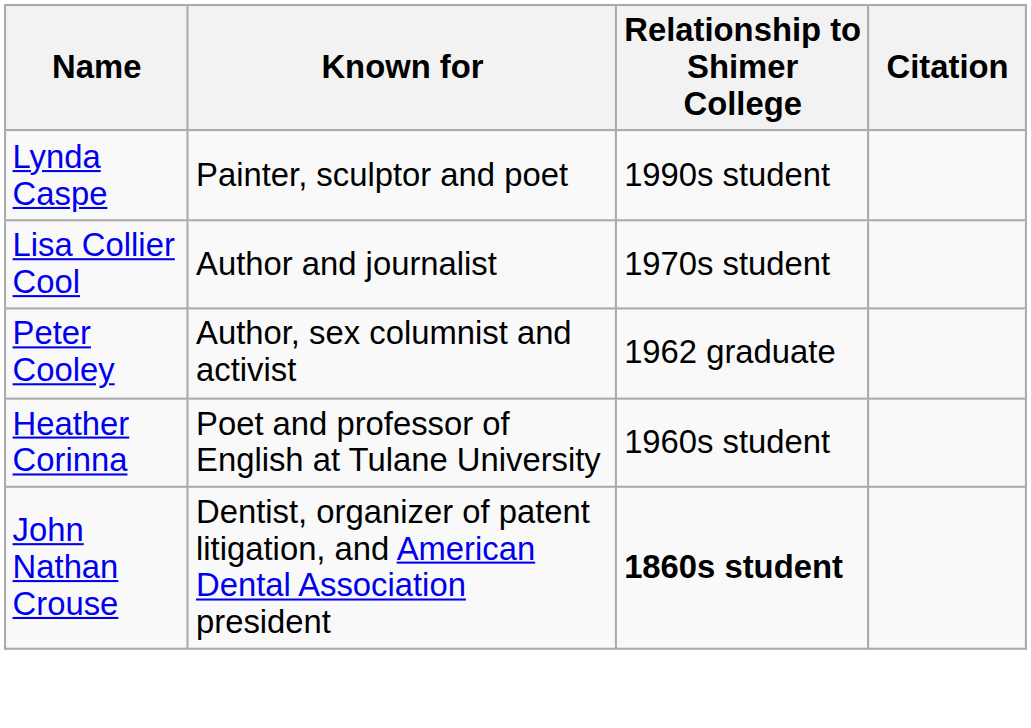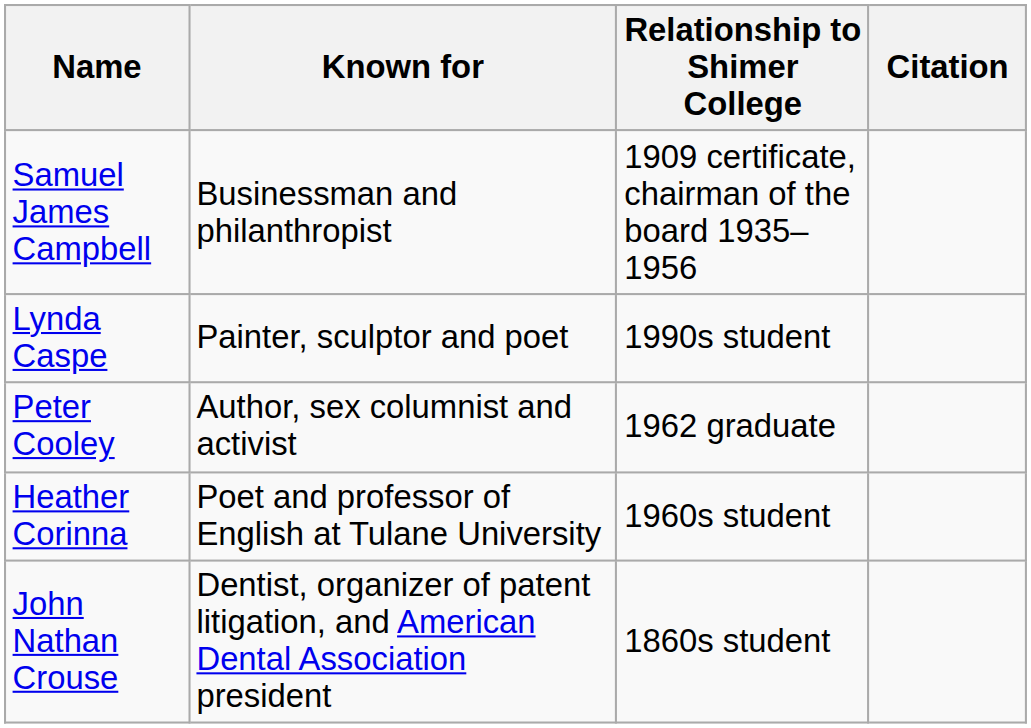+ row: (82, 211)
- row: (94, 263)
(734, 567) bold -> (727, 641) normal
